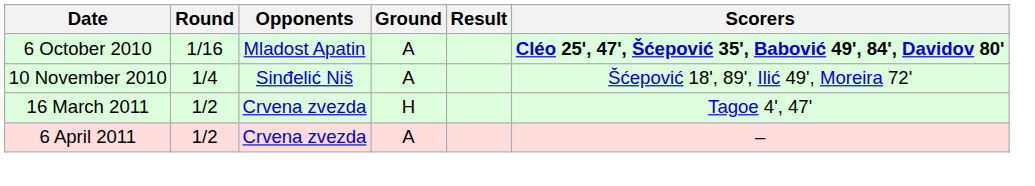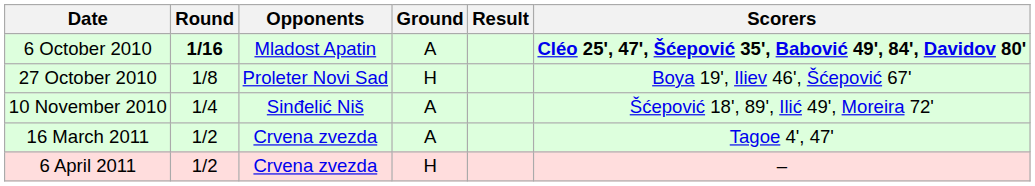(205, 48) normal -> (205, 48) bold
+ row: (88, 78)
(408, 107) H -> (430, 136) A
(408, 136) A -> (430, 166) H
